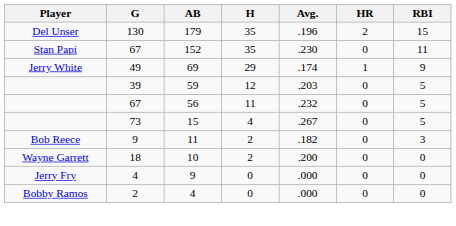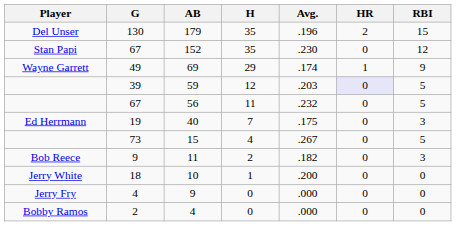(422, 49) 11 -> (422, 49) 12
(55, 67) Jerry White -> (55, 67) Wayne Garrett
(365, 85) no background -> (365, 85) lavender background
+ row: (193, 121)
(55, 157) Wayne Garrett -> (55, 175) Jerry White
(250, 157) 2 -> (250, 175) 1
